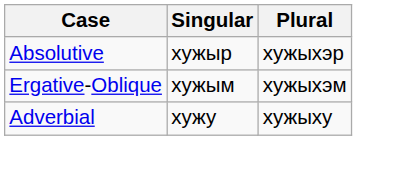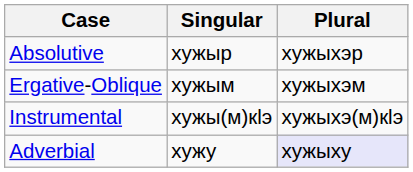+ row: (66, 118)
(298, 118) no background -> (316, 150) lavender background
